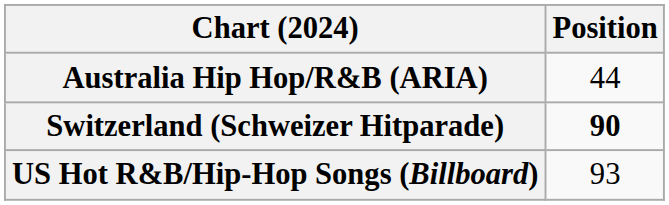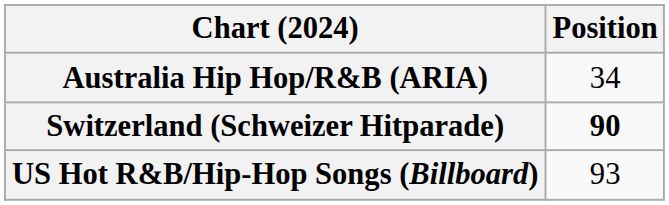(605, 77) 44 -> (605, 77) 34
